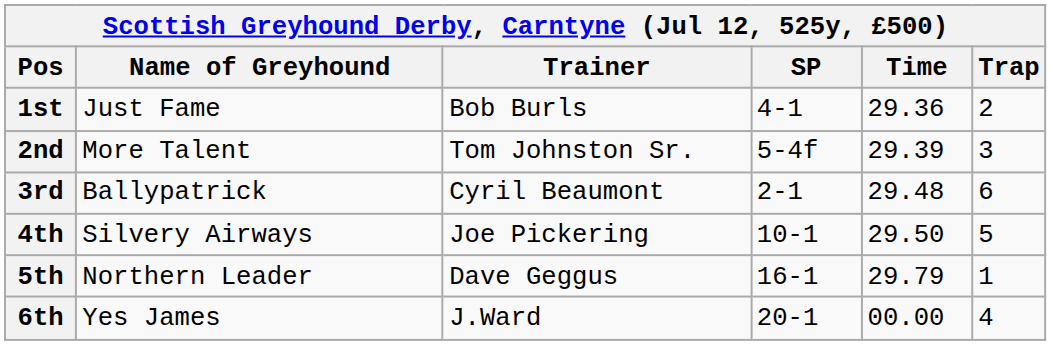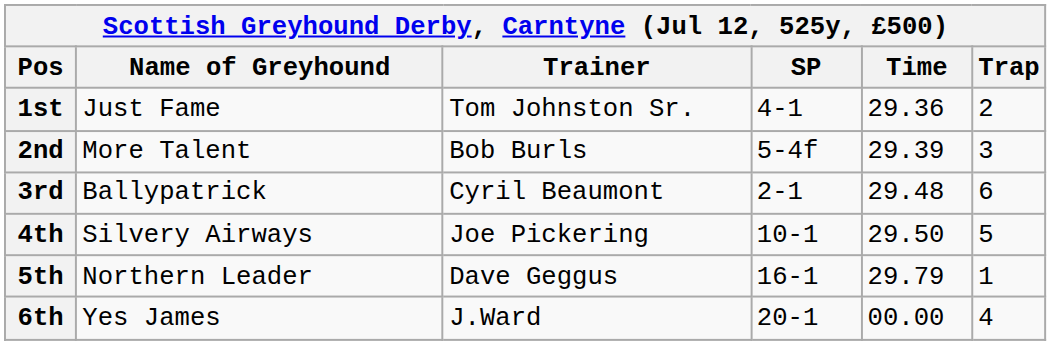(518, 109) Bob Burls -> (572, 109) Tom Johnston Sr.
(572, 151) Tom Johnston Sr. -> (518, 151) Bob Burls
